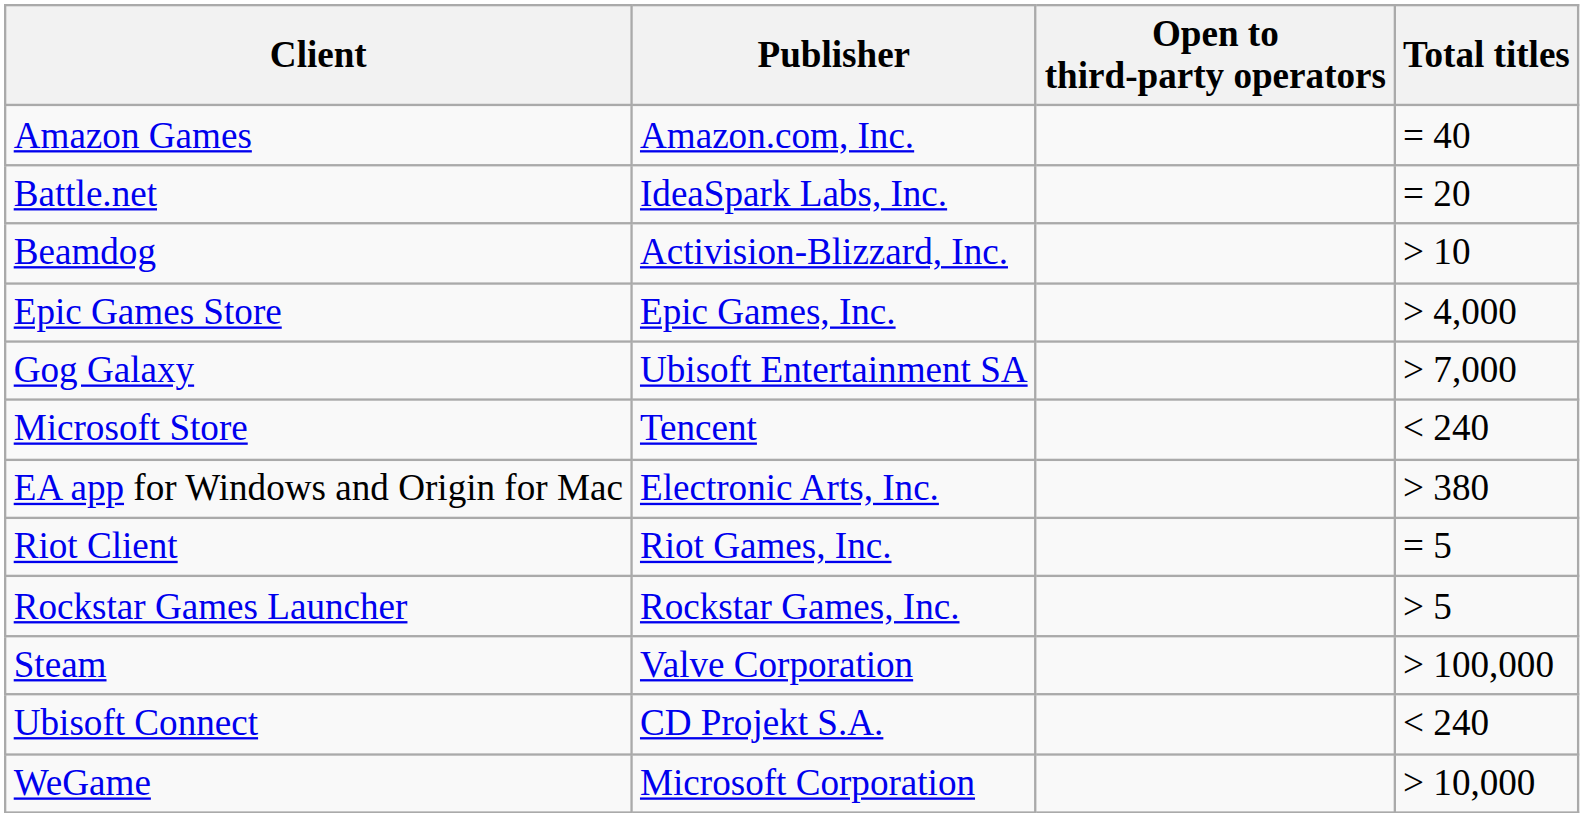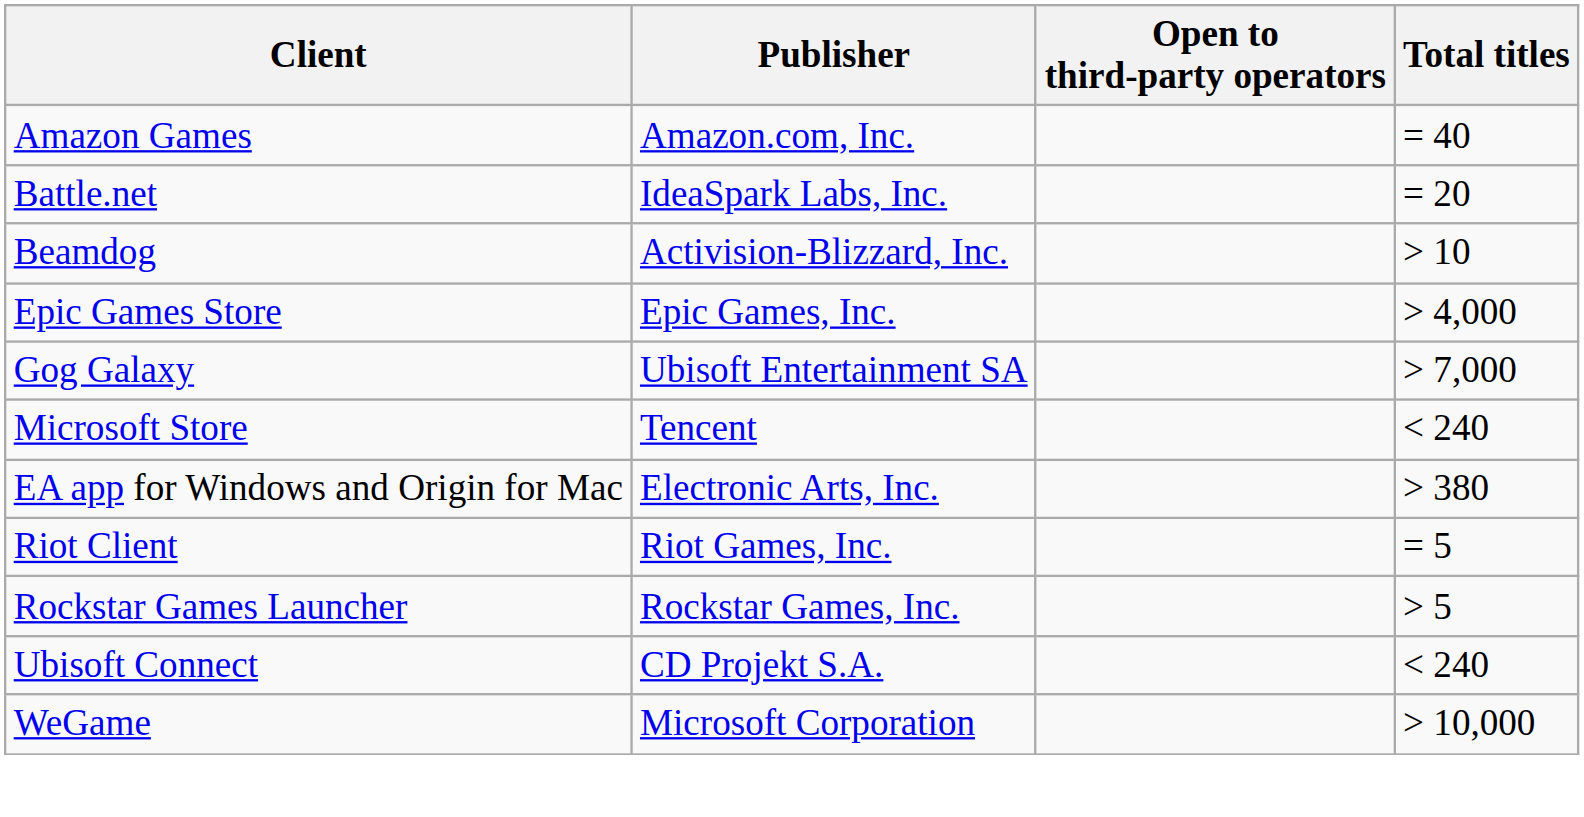- row: (60, 664)
